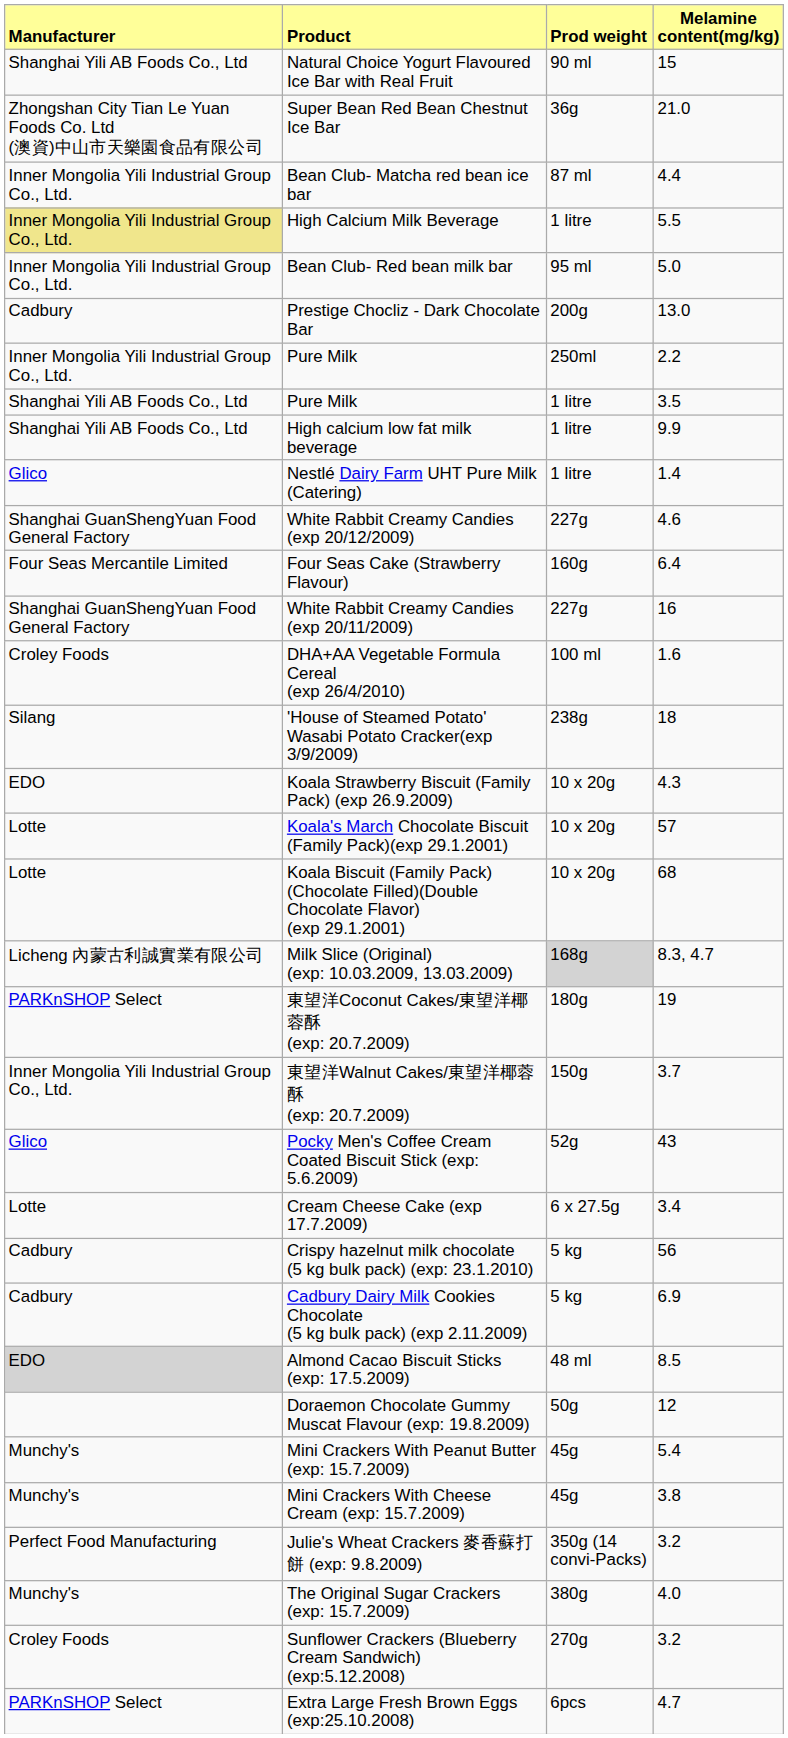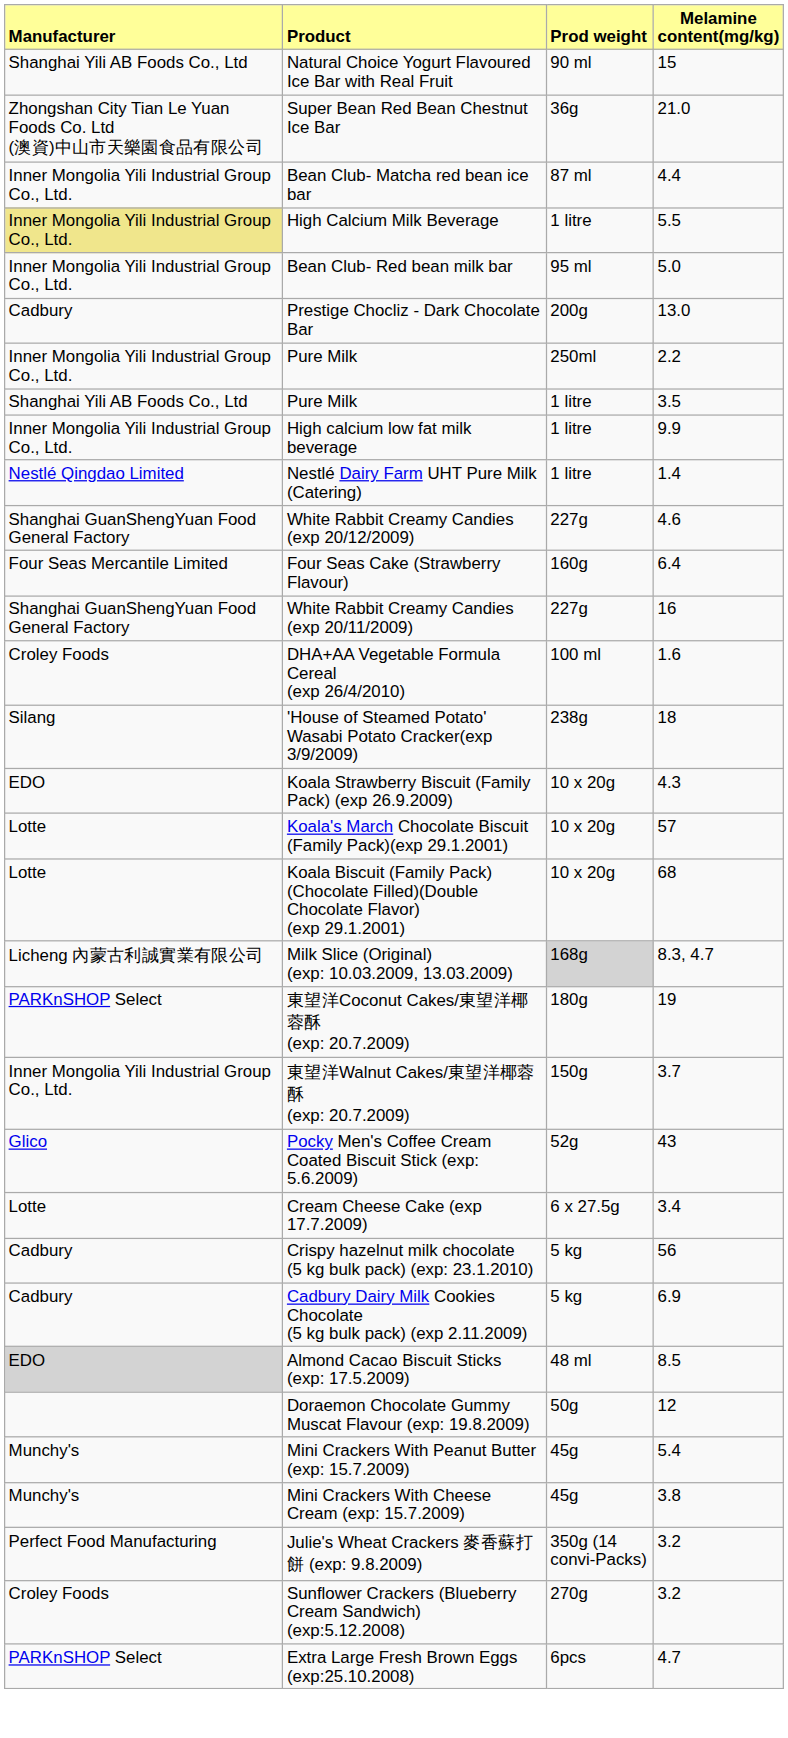(128, 428) Shanghai Yili AB Foods Co., Ltd -> (140, 437) Inner Mongolia Yili Industrial Group Co., Ltd.
(28, 473) Glico -> (96, 473) Nestlé Qingdao Limited
- row: (394, 1602)
